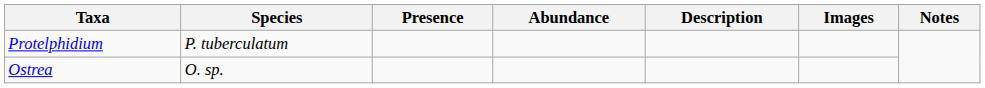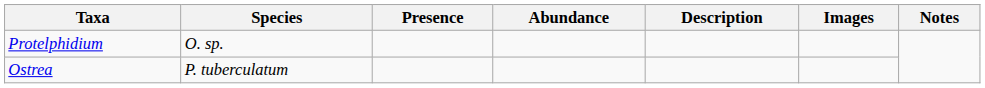(236, 43) P. tuberculatum -> (204, 43) O. sp.
(204, 69) O. sp. -> (236, 69) P. tuberculatum
